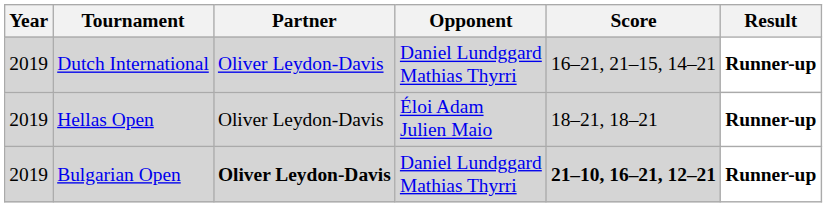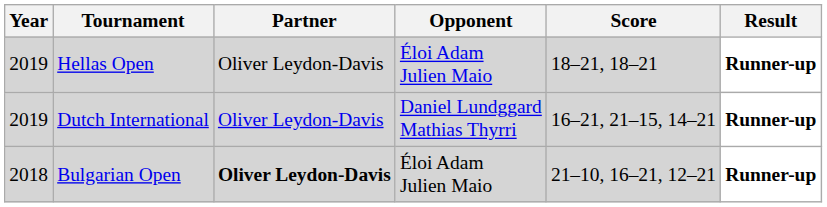rows swapped: (133, 64) <-> (105, 119)
(29, 174) 2019 -> (29, 174) 2018
(471, 174) Daniel Lundggard Mathias Thyrri -> (446, 174) Éloi Adam Julien Maio
(633, 174) bold -> (633, 174) normal
